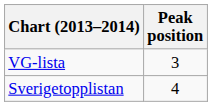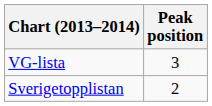(175, 88) 4 -> (175, 88) 2
